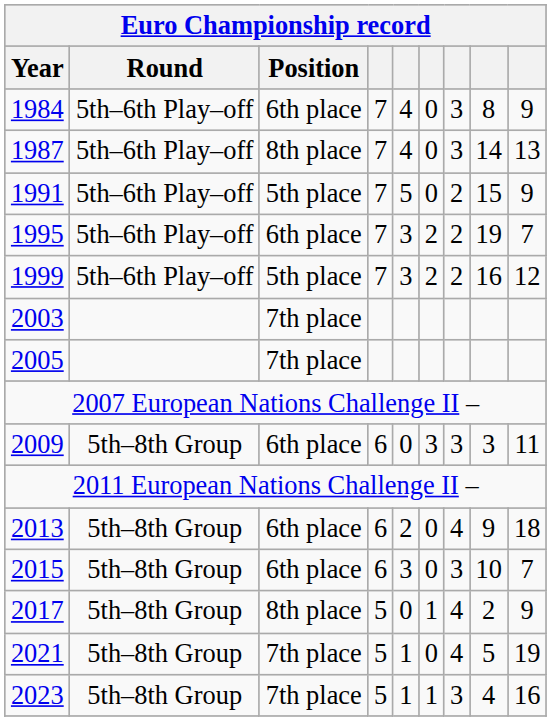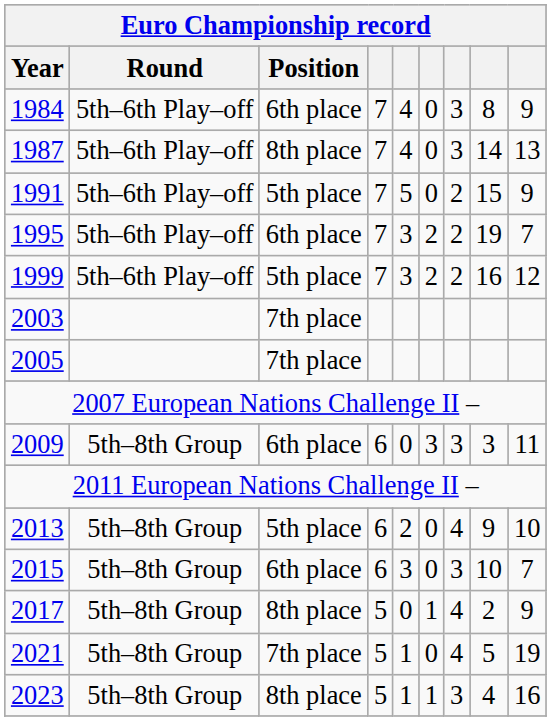(314, 527) 6th place -> (314, 527) 5th place
(527, 527) 18 -> (527, 527) 10
(314, 695) 7th place -> (314, 695) 8th place
